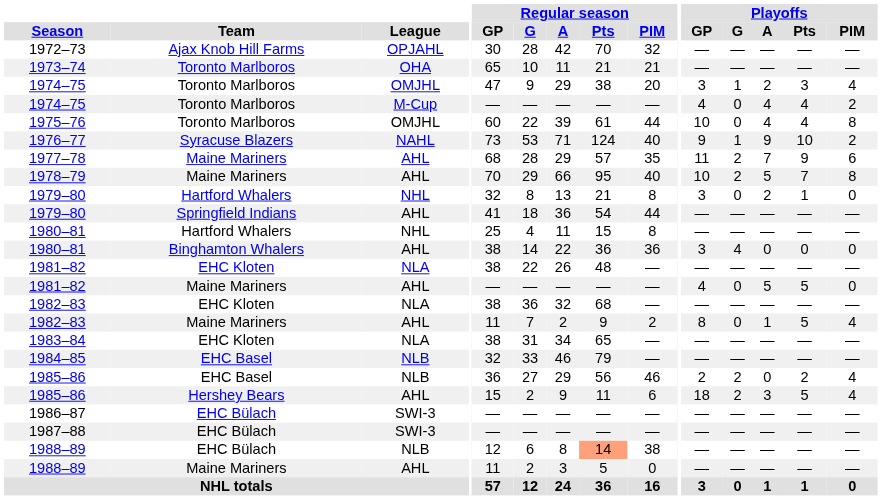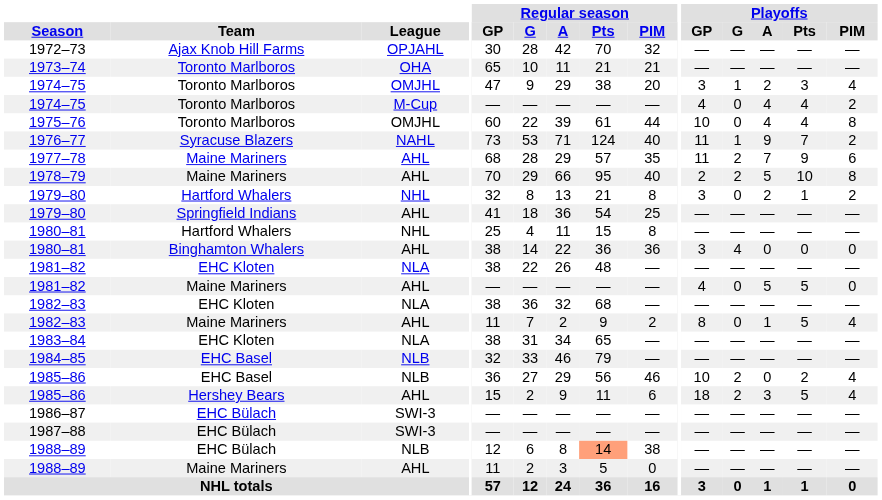(702, 140) 9 -> (702, 140) 11
(805, 140) 10 -> (805, 140) 7
(702, 176) 10 -> (702, 176) 2
(805, 176) 7 -> (805, 176) 10
(852, 195) 0 -> (852, 195) 2
(652, 213) 44 -> (652, 213) 25
(702, 377) 2 -> (702, 377) 10
